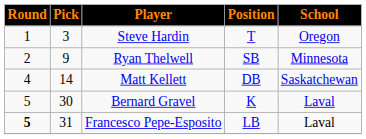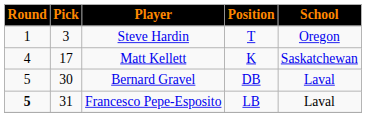- row: (153, 58)
(66, 79) 14 -> (66, 58) 17
(251, 79) DB -> (251, 58) K
(251, 101) K -> (251, 79) DB
